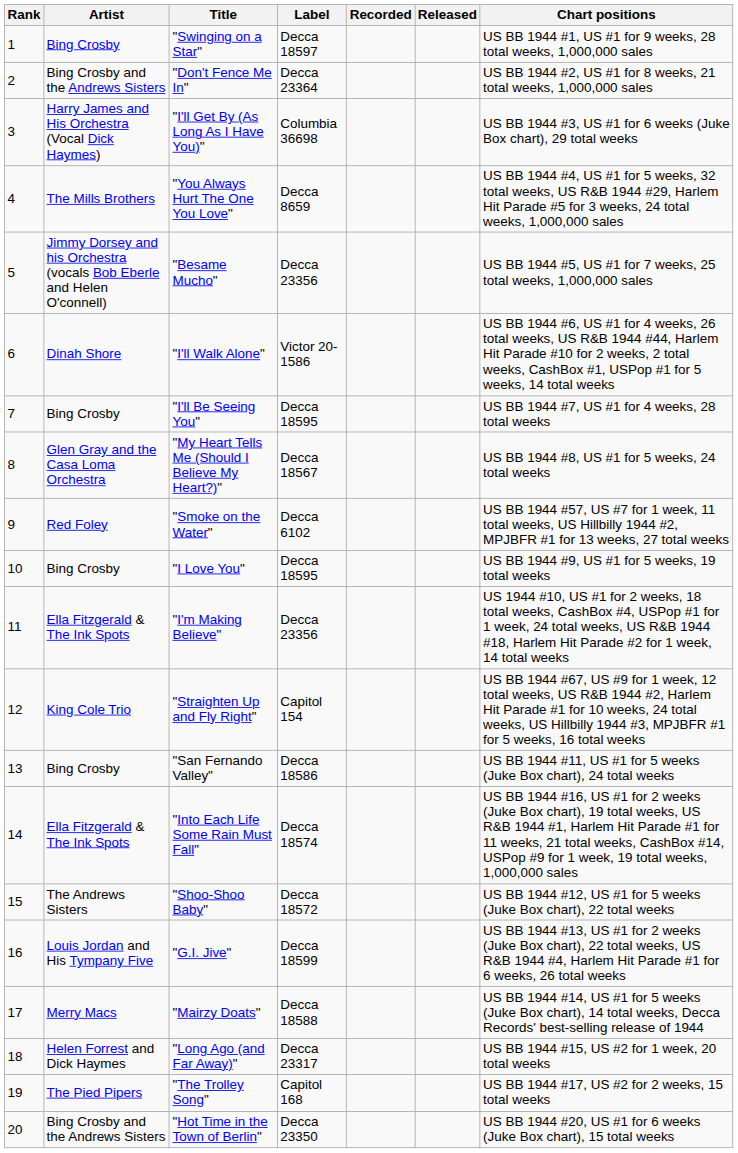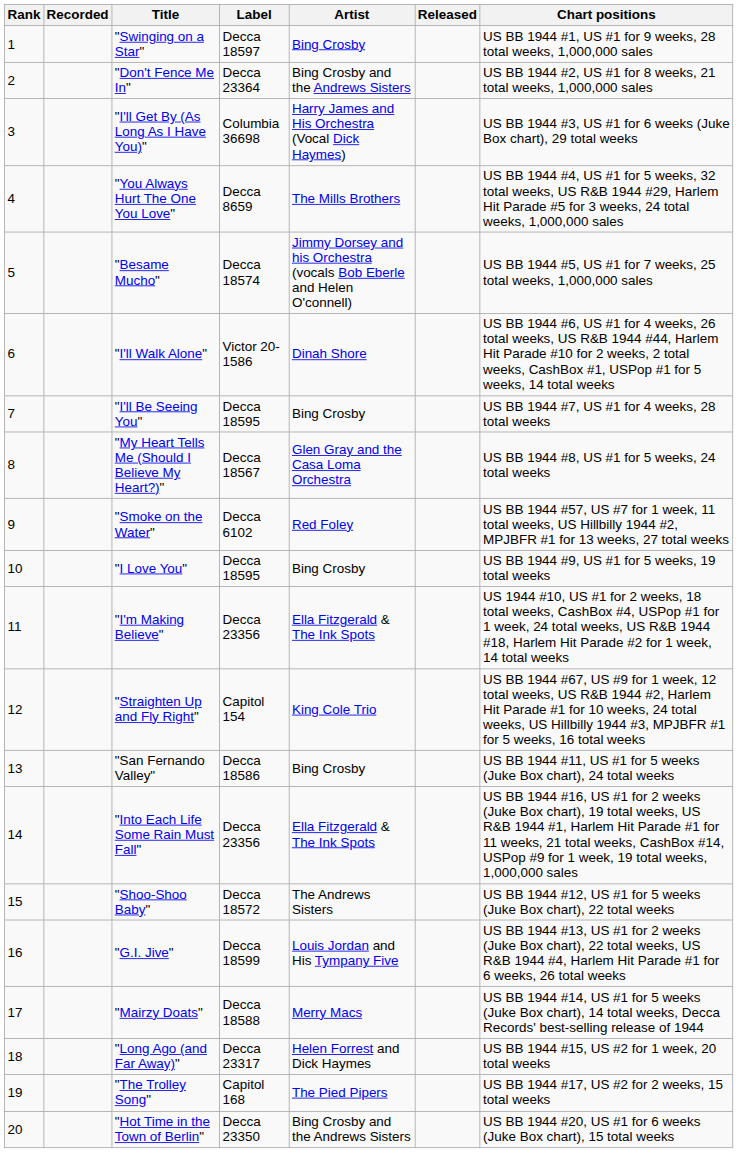columns swapped: (106, 15) <-> (381, 15)
(299, 272) Decca 23356 -> (242, 272) Decca 18574
(299, 835) Decca 18574 -> (242, 835) Decca 23356
